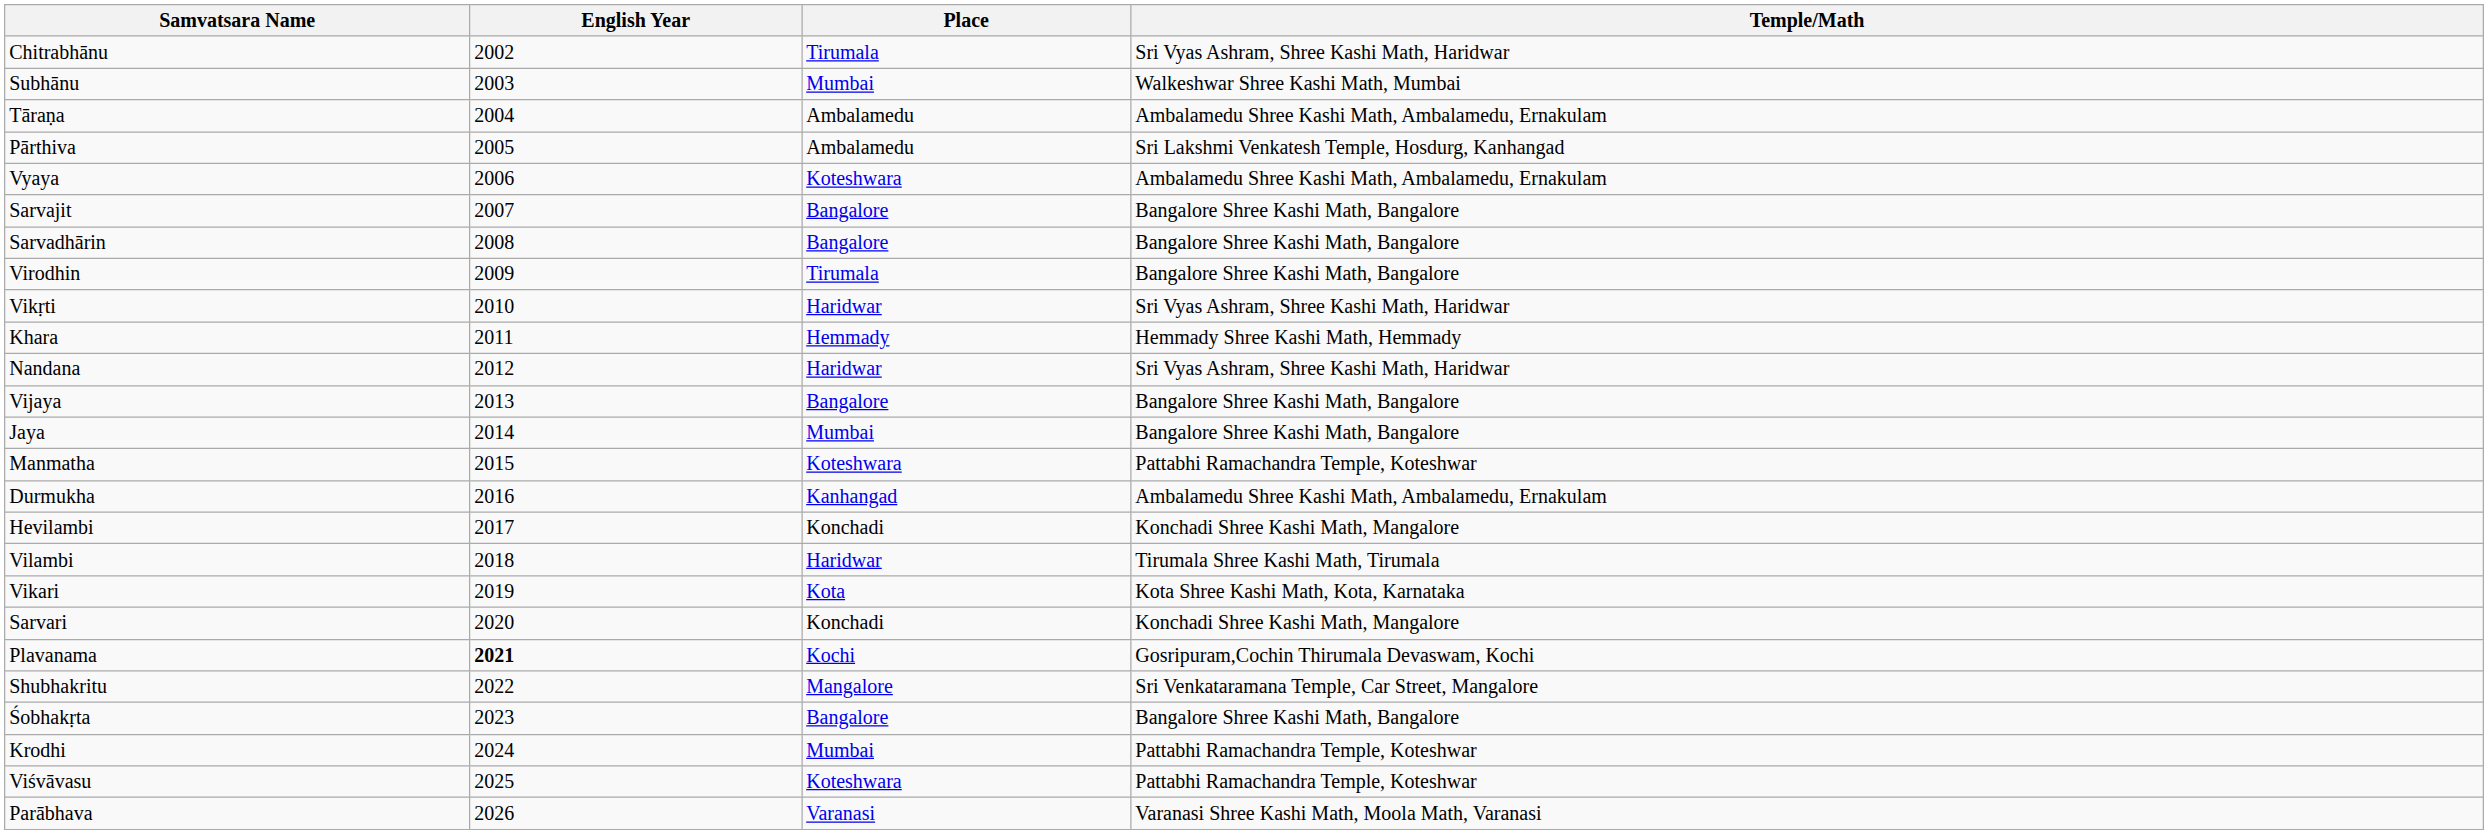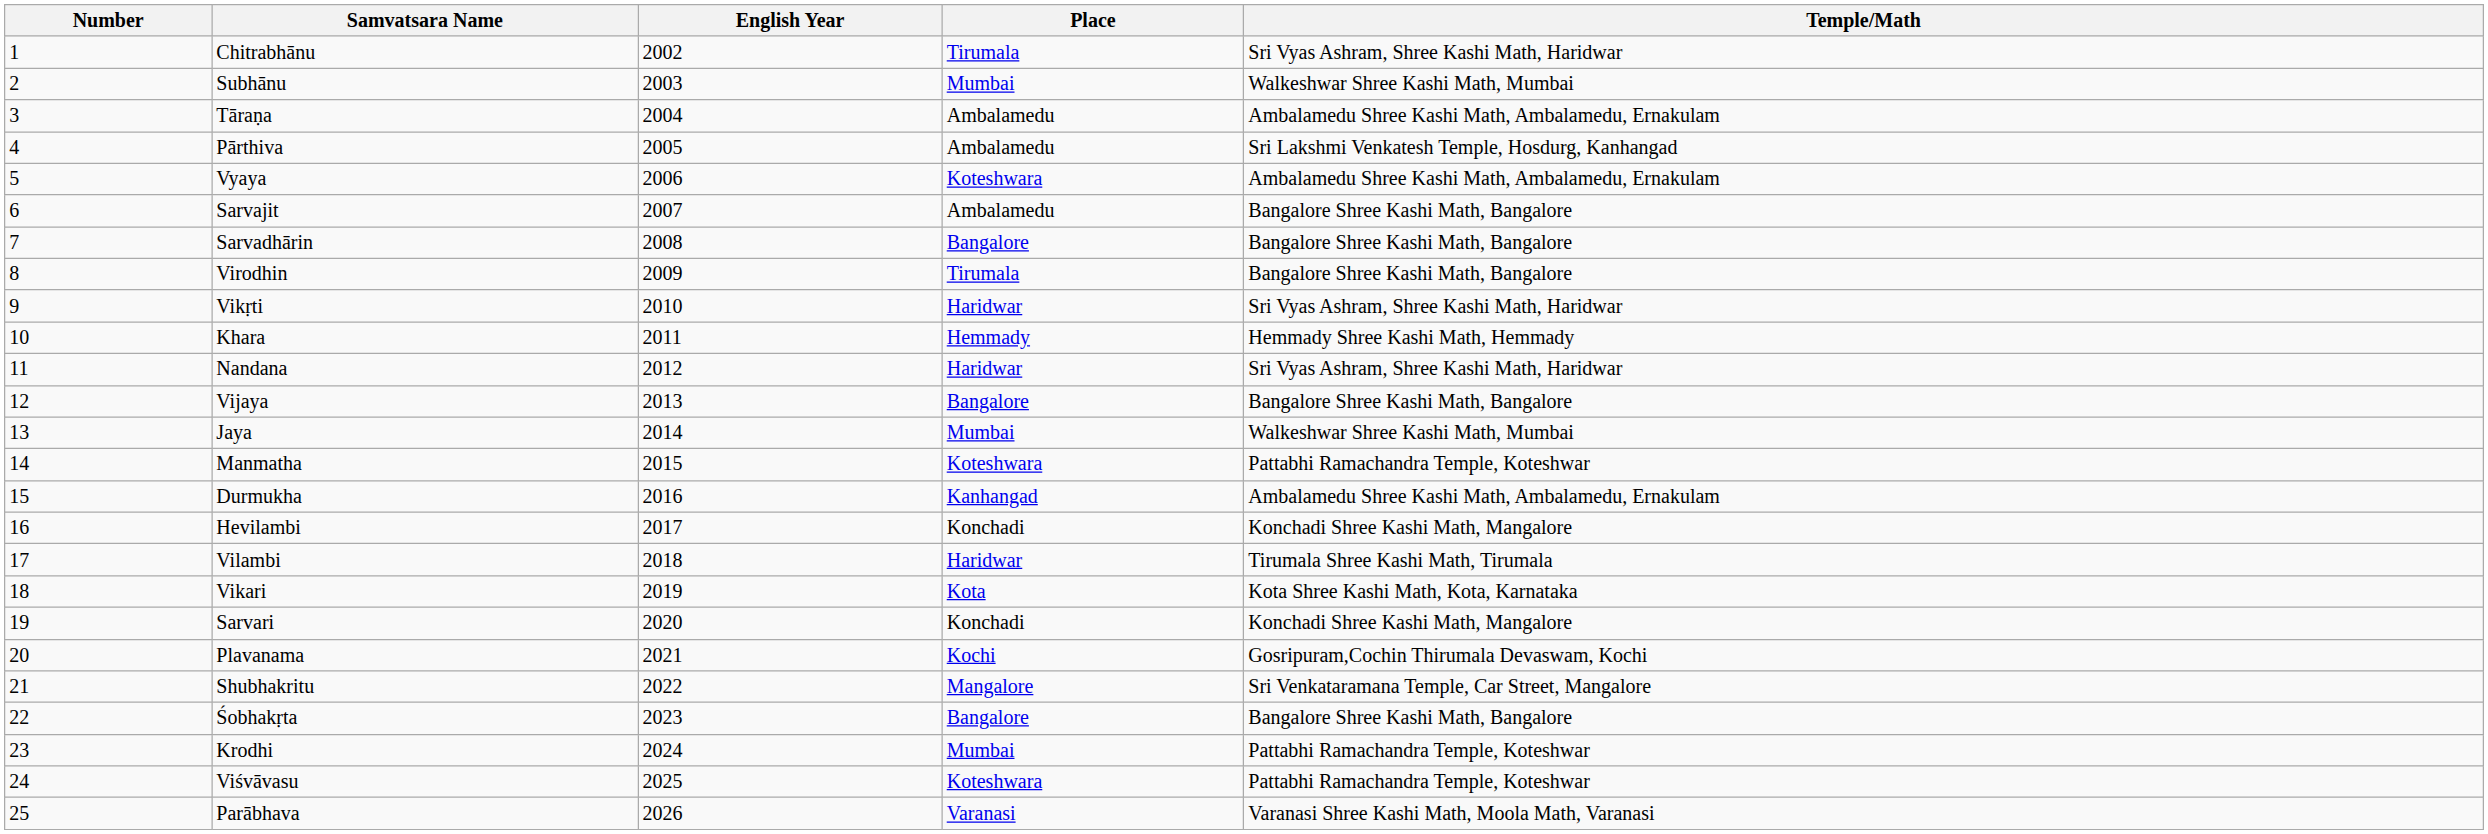+ column: (108, 20)
(847, 210) Bangalore -> (1001, 210) Ambalamedu
(1297, 432) Bangalore Shree Kashi Math, Bangalore -> (1411, 432) Walkeshwar Shree Kashi Math, Mumbai
(494, 654) bold -> (663, 654) normal
